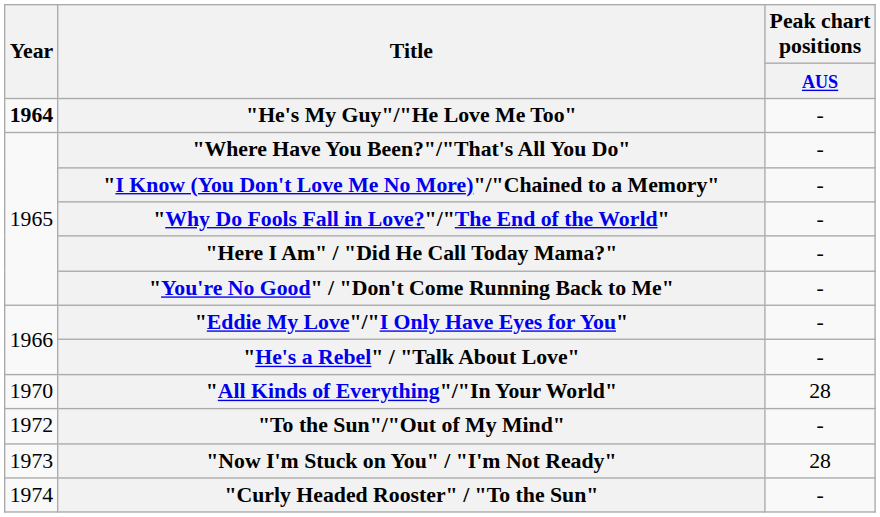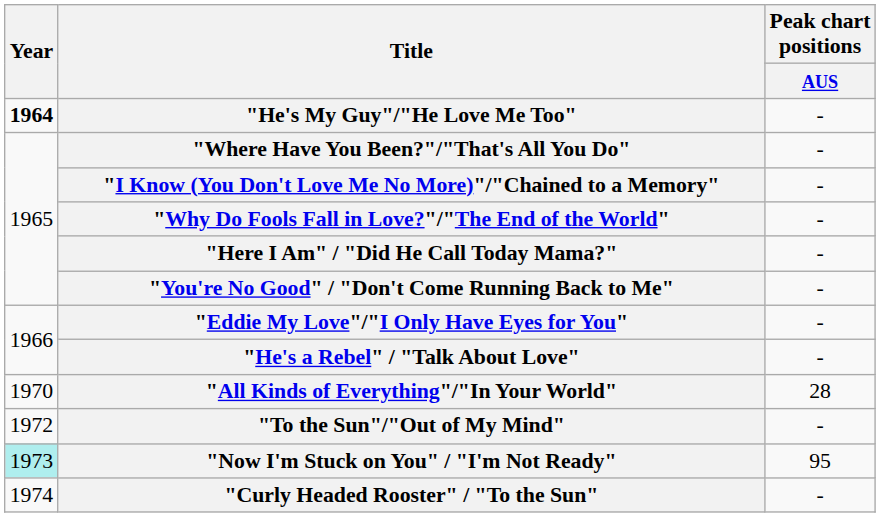(31, 460) no background -> (31, 460) paleturquoise background
(820, 460) 28 -> (820, 460) 95
